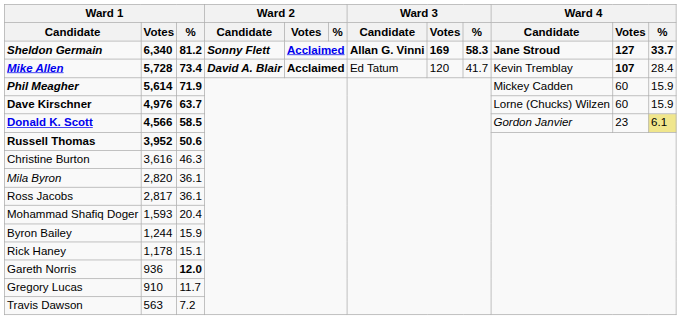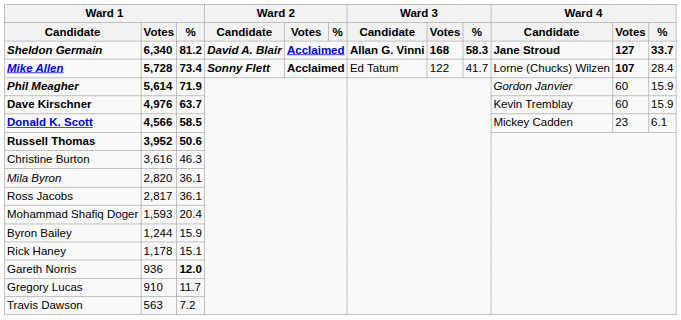(239, 50) Sonny Flett -> (244, 50) David A. Blair
(439, 50) 169 -> (439, 50) 168
(244, 68) David A. Blair -> (239, 68) Sonny Flett
(439, 68) 120 -> (439, 68) 122
(533, 68) Kevin Tremblay -> (552, 68) Lorne (Chucks) Wilzen
(533, 86) Mickey Cadden -> (533, 86) Gordon Janvier
(552, 104) Lorne (Chucks) Wilzen -> (533, 104) Kevin Tremblay
(533, 123) Gordon Janvier -> (533, 123) Mickey Cadden
(659, 123) khaki background -> (659, 123) no background
